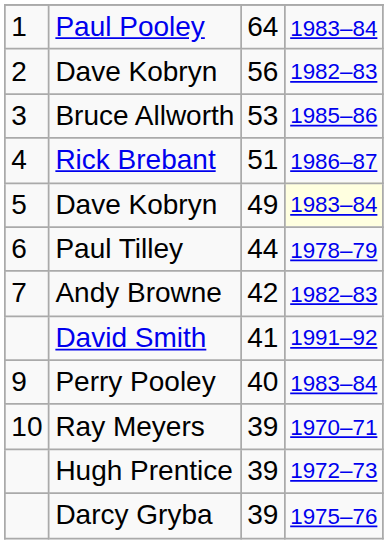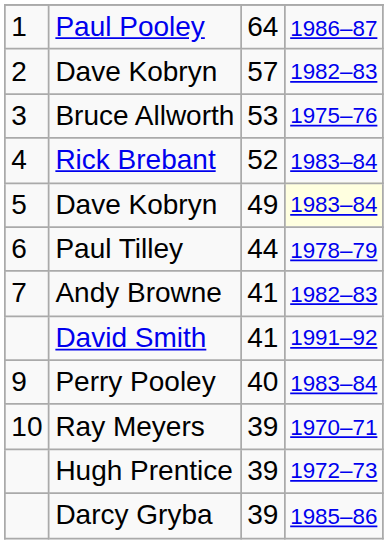(334, 27) 1983–84 -> (334, 27) 1986–87
(263, 71) 56 -> (263, 71) 57
(334, 116) 1985–86 -> (334, 116) 1975–76
(263, 159) 51 -> (263, 159) 52
(334, 160) 1986–87 -> (334, 160) 1983–84
(263, 293) 42 -> (263, 293) 41
(334, 516) 1975–76 -> (334, 516) 1985–86
